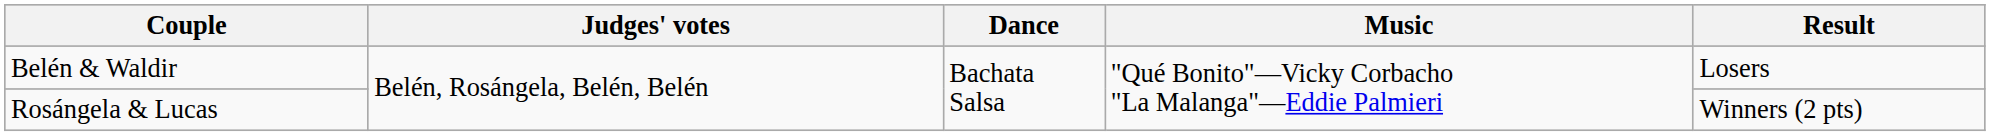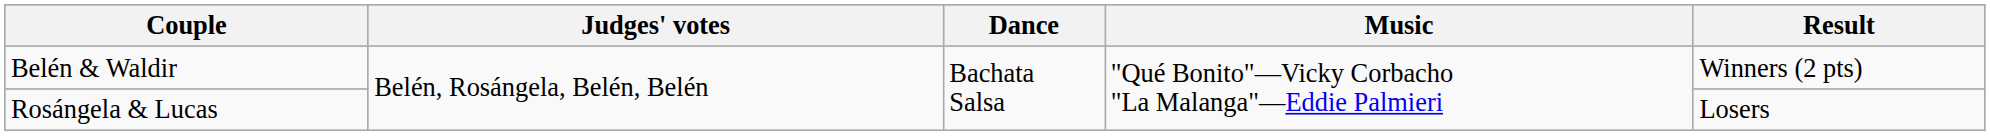(1735, 67) Losers -> (1781, 67) Winners (2 pts)
(1781, 109) Winners (2 pts) -> (1735, 109) Losers
